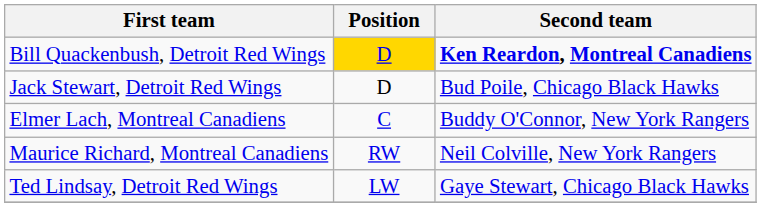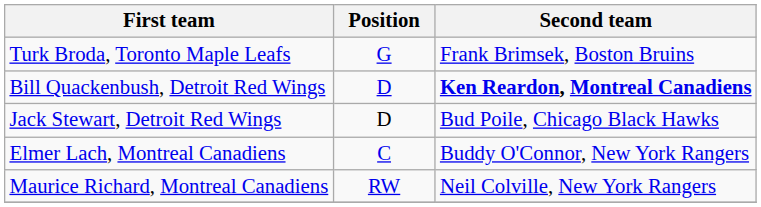+ row: (150, 53)
(384, 53) gold background -> (384, 86) no background
- row: (143, 185)
